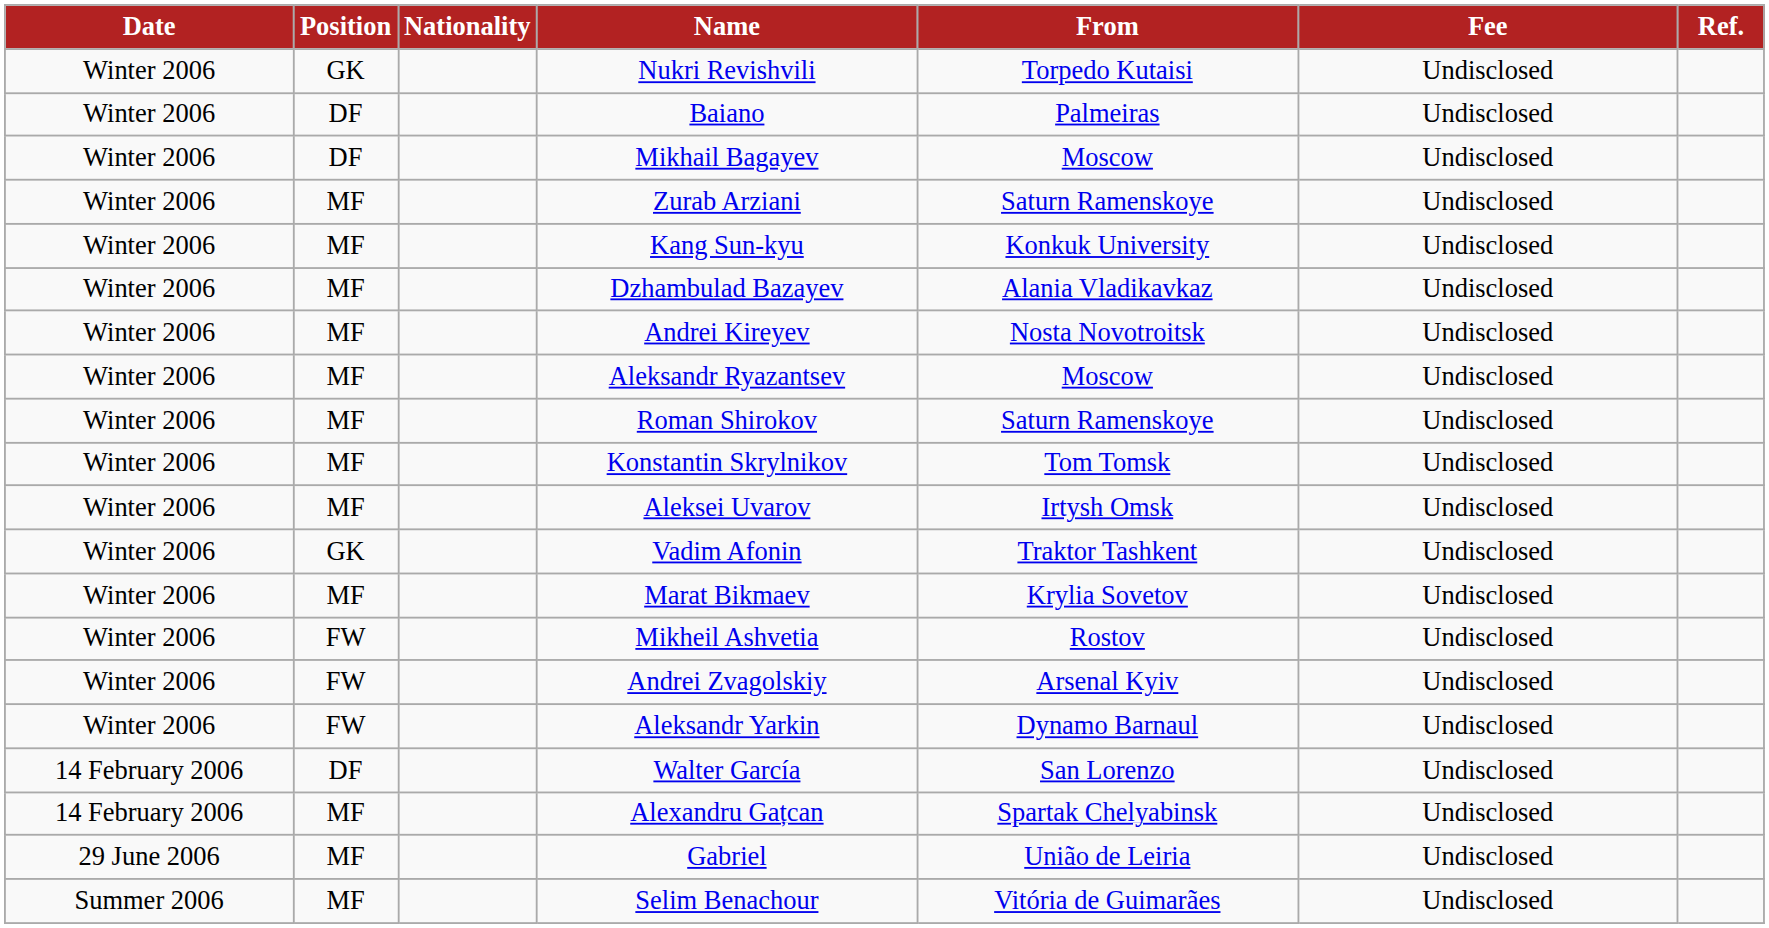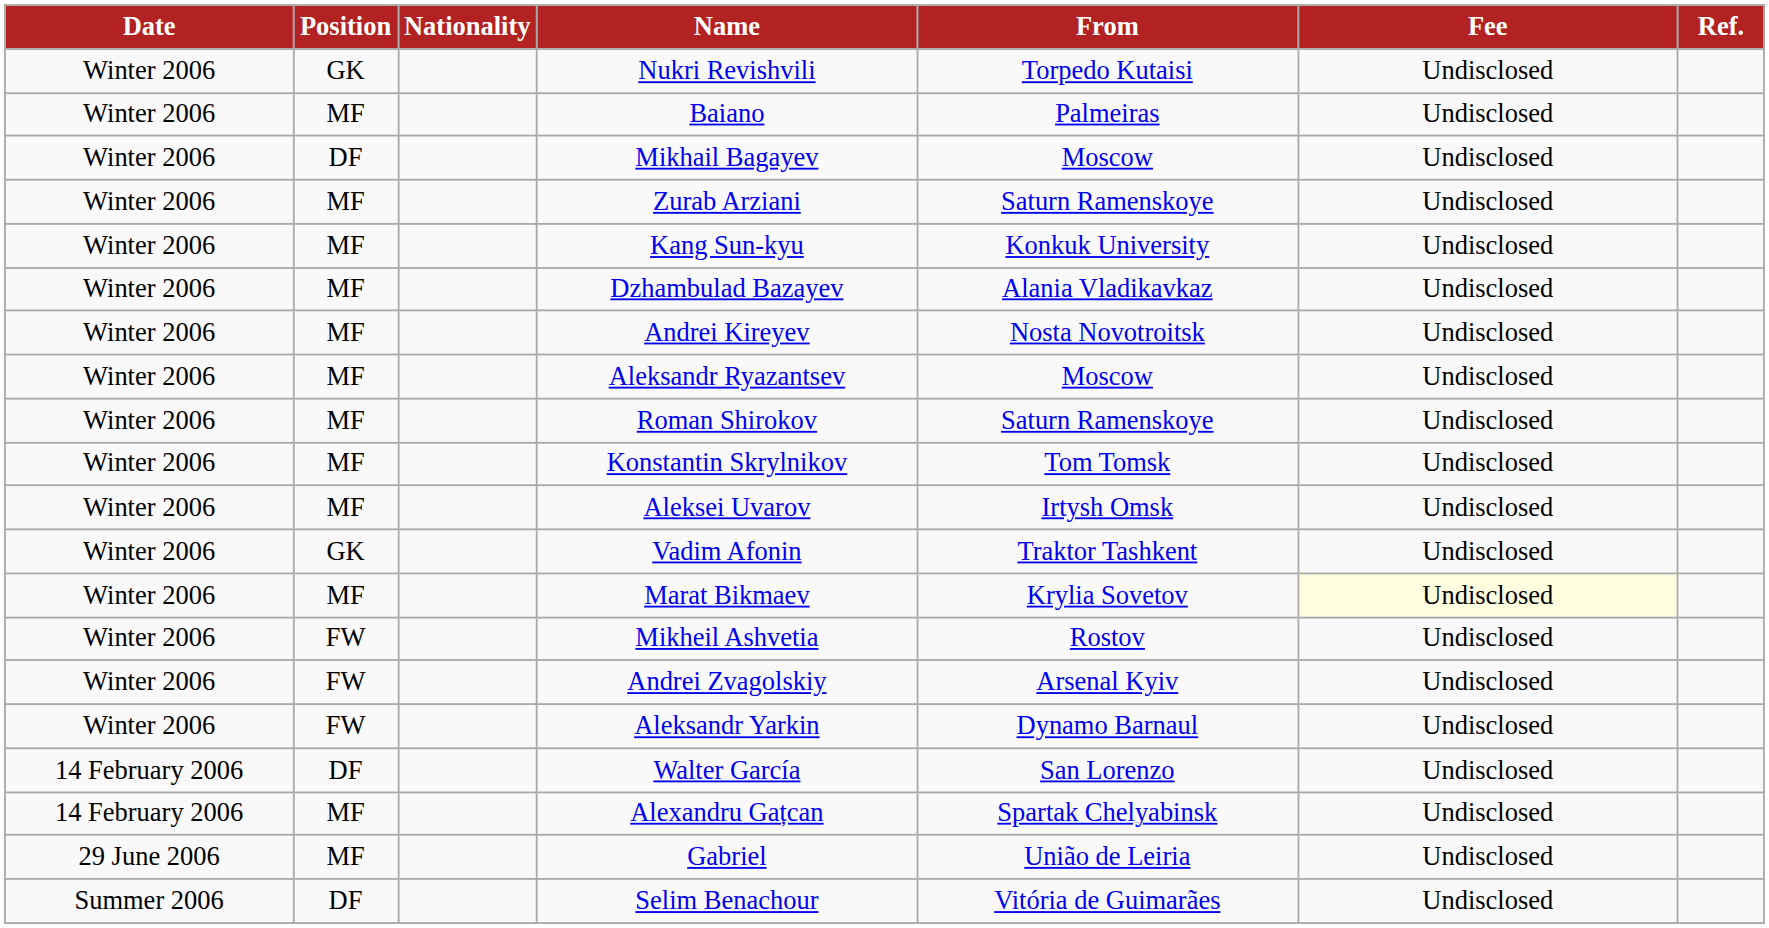(346, 114) DF -> (346, 114) MF
(1488, 594) no background -> (1488, 594) lightyellow background
(346, 900) MF -> (346, 900) DF
